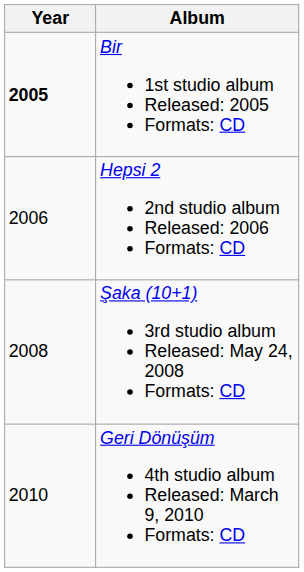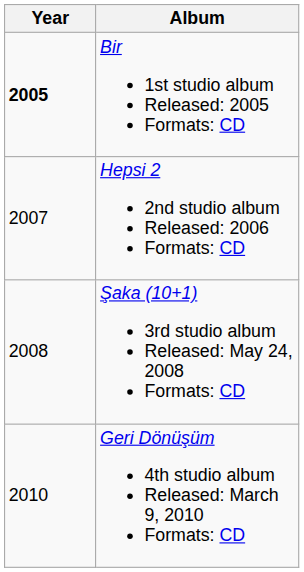(28, 218) 2006 -> (28, 218) 2007
